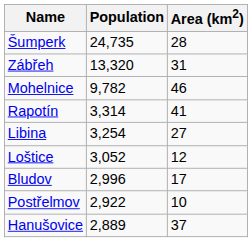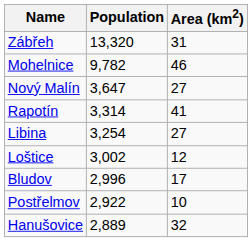- row: (37, 42)
+ row: (44, 88)
(108, 156) 3,052 -> (108, 156) 3,002
(179, 225) 37 -> (179, 225) 32
